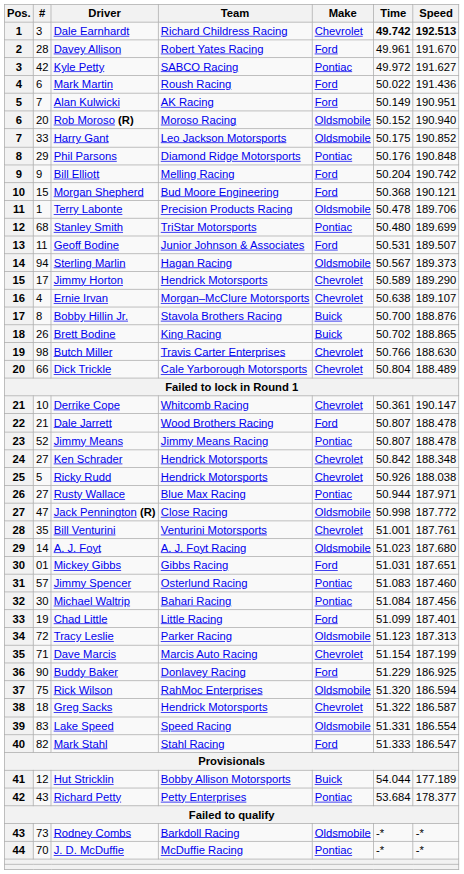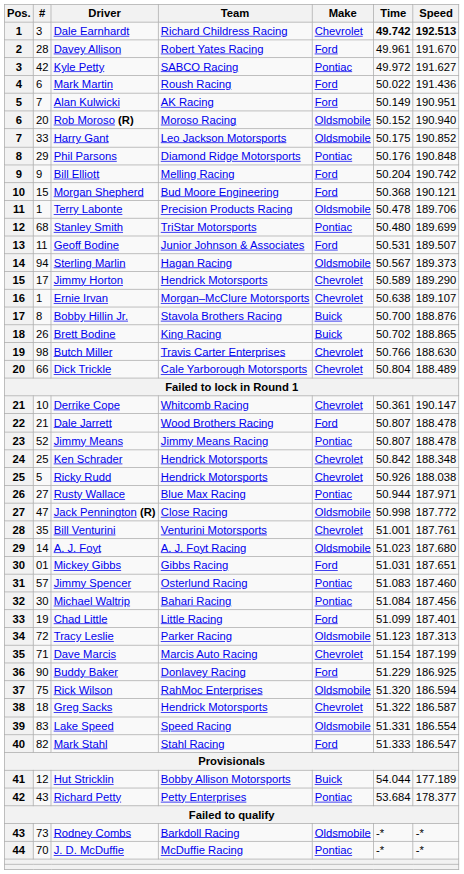(39, 298) 4 -> (39, 298) 1
(42, 459) 27 -> (42, 459) 25
